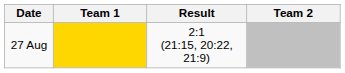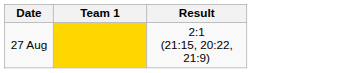- column: (293, 13)
